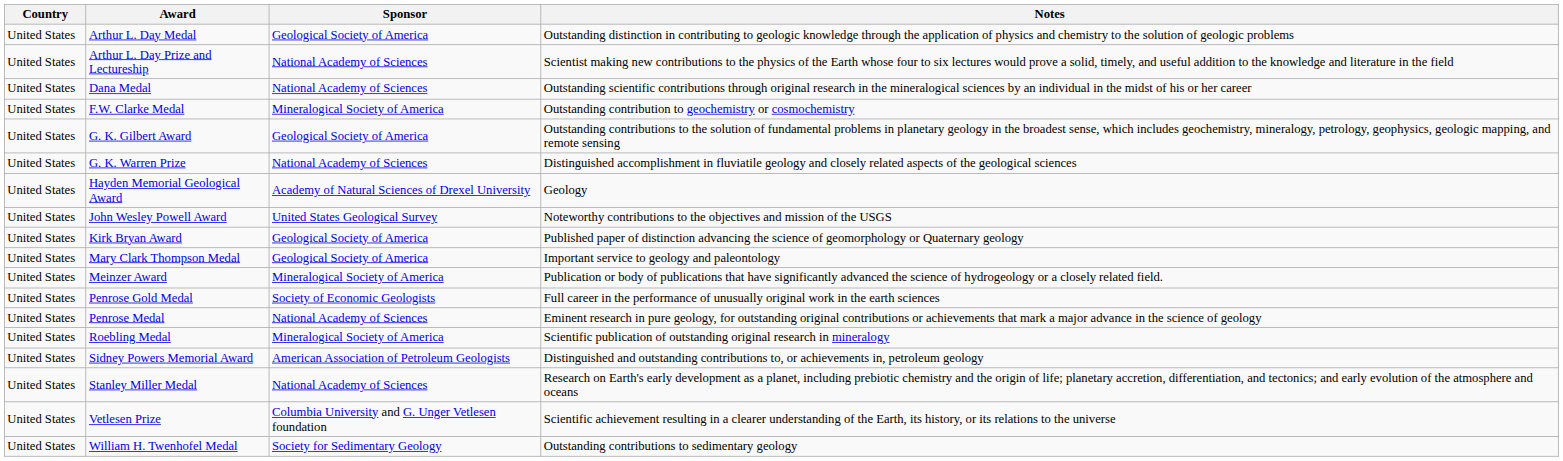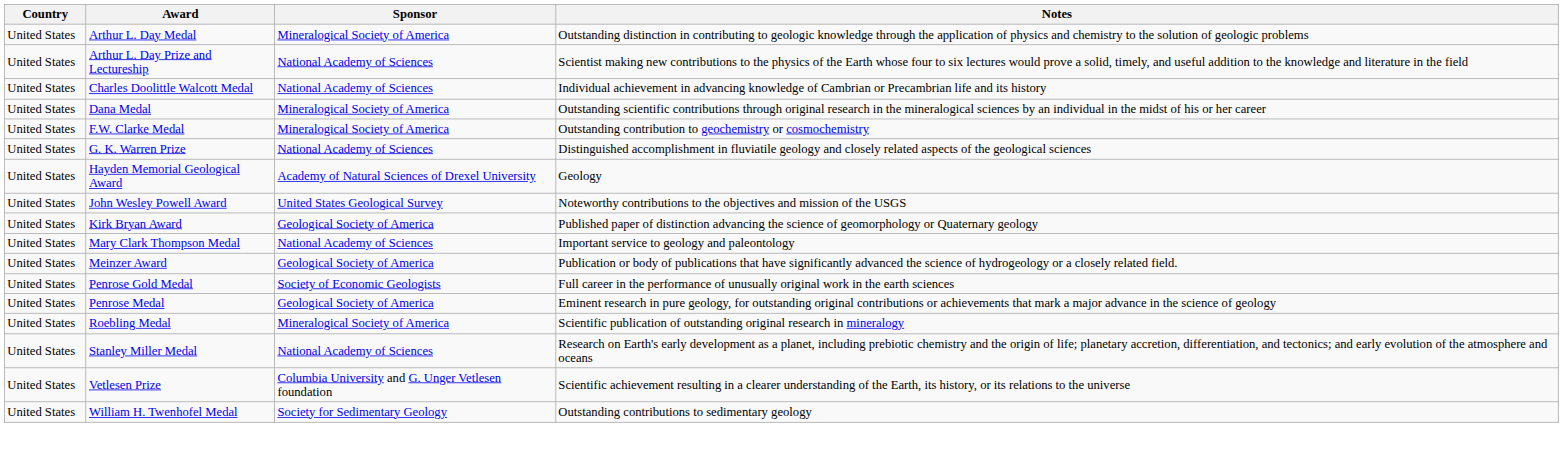(350, 34) Geological Society of America -> (363, 34) Mineralogical Society of America
+ row: (171, 88)
(350, 88) National Academy of Sciences -> (363, 108) Mineralogical Society of America
- row: (140, 136)
(350, 257) Geological Society of America -> (355, 243) National Academy of Sciences
(358, 277) Mineralogical Society of America -> (356, 263) Geological Society of America
(350, 317) National Academy of Sciences -> (356, 303) Geological Society of America
- row: (171, 357)
